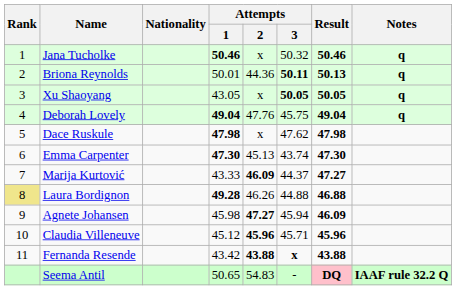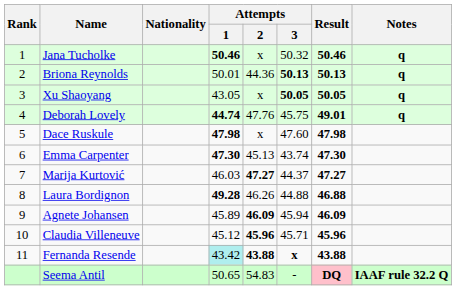(294, 74) 50.11 -> (294, 74) 50.13
(226, 114) 49.04 -> (226, 114) 44.74
(332, 114) 49.04 -> (332, 114) 49.01
(294, 134) 47.62 -> (294, 134) 47.60
(226, 174) 43.33 -> (226, 174) 46.03
(260, 174) 46.09 -> (260, 174) 47.27
(22, 194) khaki background -> (22, 194) no background
(226, 214) 45.98 -> (226, 214) 45.89
(260, 214) 47.27 -> (260, 214) 46.09
(226, 255) no background -> (226, 255) paleturquoise background
